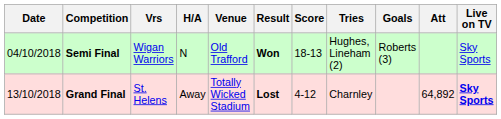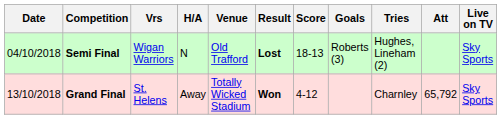columns swapped: (351, 18) <-> (398, 18)
(268, 53) Won -> (269, 53) Lost
(268, 94) Lost -> (270, 94) Won
(438, 94) 64,892 -> (441, 94) 65,792
(477, 94) bold -> (478, 94) normal
